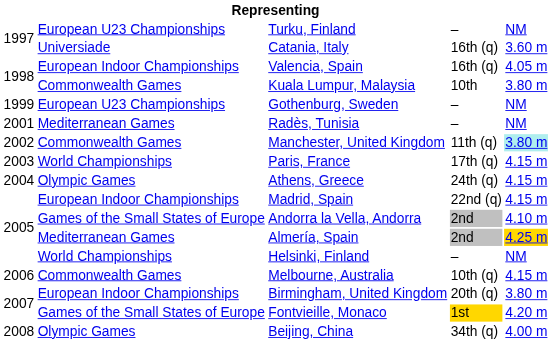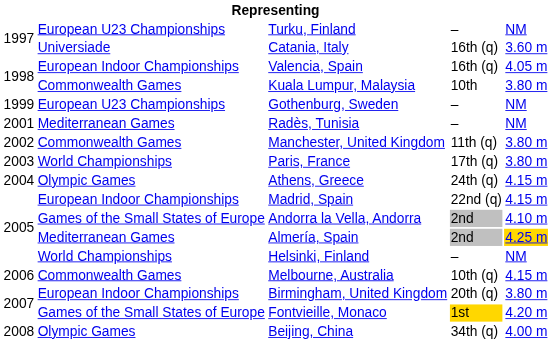(526, 142) paleturquoise background -> (526, 142) no background
(526, 161) 4.15 m -> (526, 161) 3.80 m
